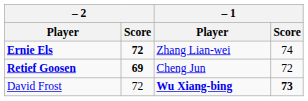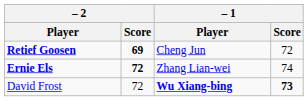rows swapped: (30, 50) <-> (41, 68)
